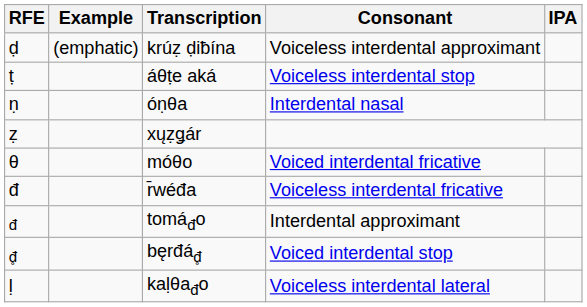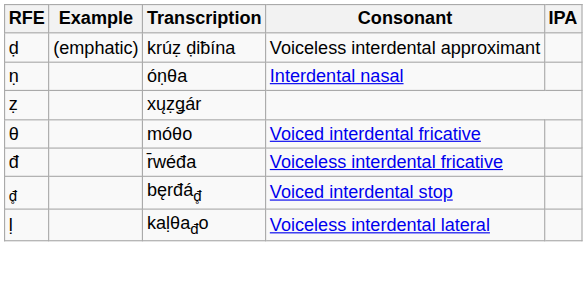- row: (182, 76)
- row: (176, 221)
